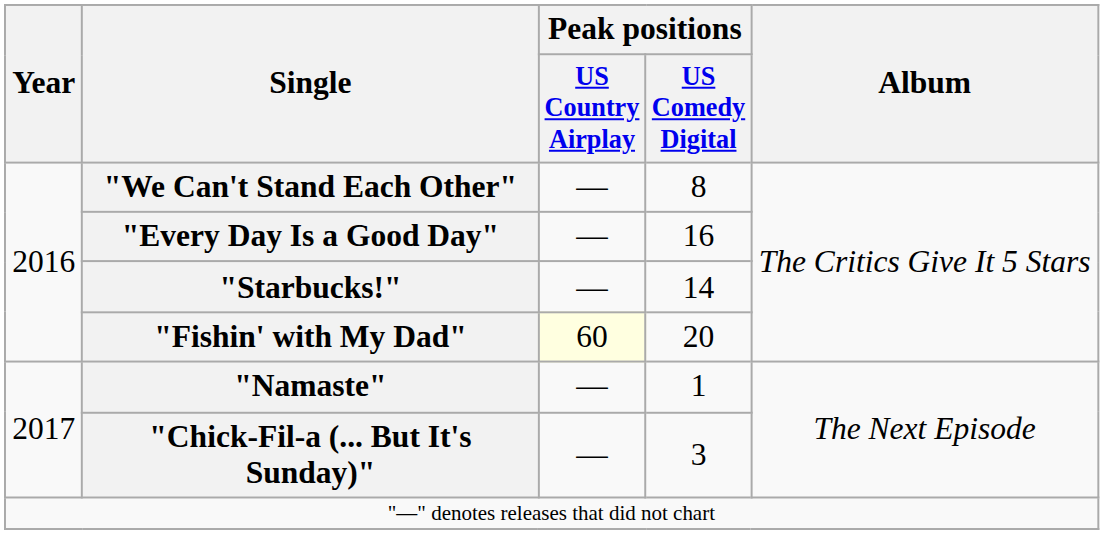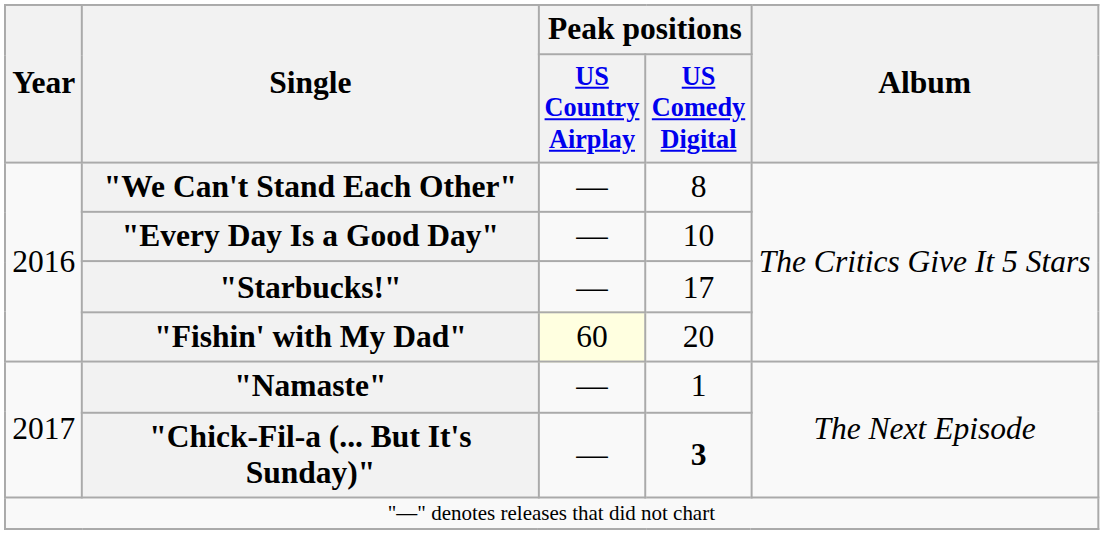(699, 236) 16 -> (699, 236) 10
(699, 286) 14 -> (699, 286) 17
(699, 454) normal -> (699, 454) bold
